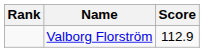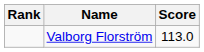(177, 36) 112.9 -> (177, 36) 113.0
